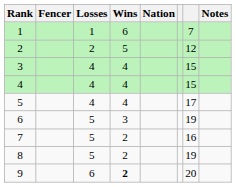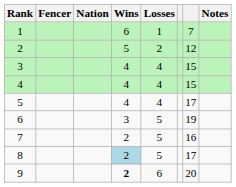columns swapped: (159, 13) <-> (92, 13)
(125, 155) no background -> (126, 155) lightblue background
(191, 155) 19 -> (191, 155) 17
